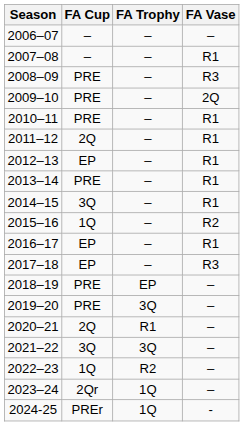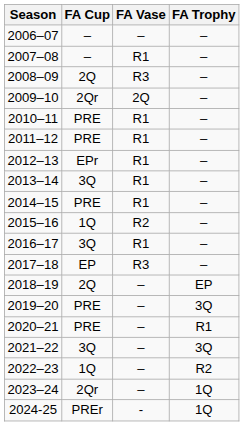columns swapped: (148, 14) <-> (211, 14)
(87, 77) PRE -> (87, 77) 2Q
(87, 98) PRE -> (87, 98) 2Qr
(87, 139) 2Q -> (87, 139) PRE
(87, 160) EP -> (87, 160) EPr
(87, 181) PRE -> (87, 181) 3Q
(87, 202) 3Q -> (87, 202) PRE
(87, 243) EP -> (87, 243) 3Q
(87, 285) PRE -> (87, 285) 2Q
(87, 327) 2Q -> (87, 327) PRE
